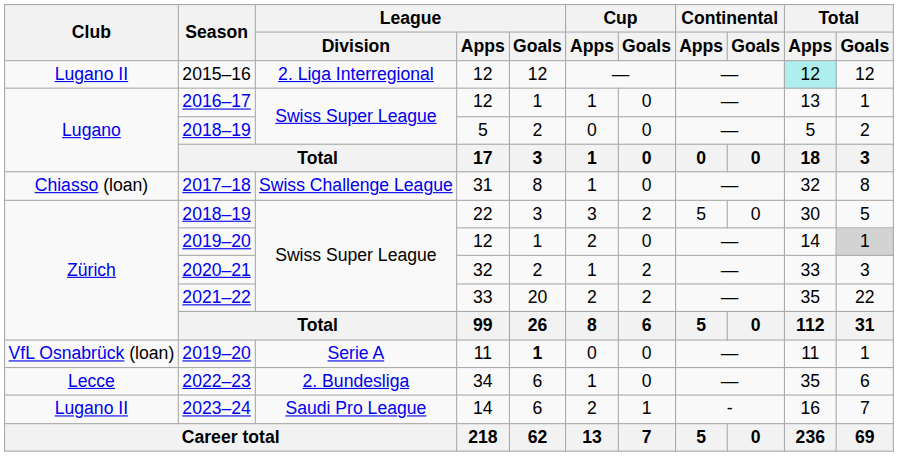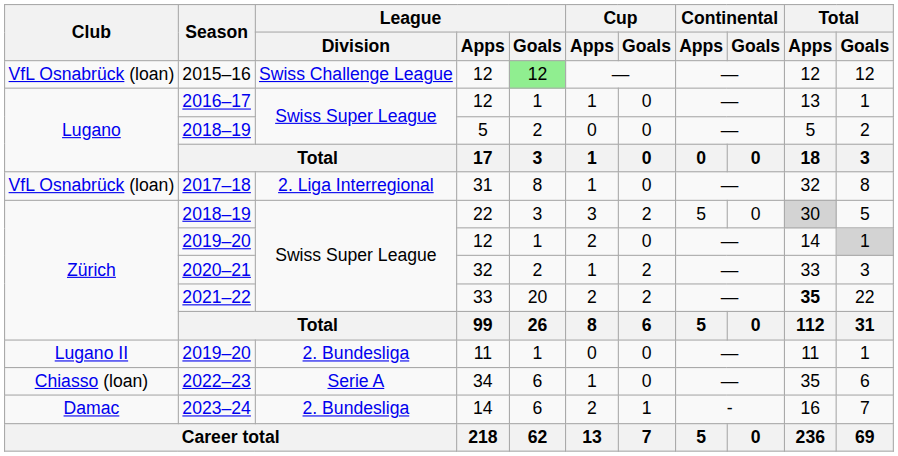(91, 74) Lugano II -> (91, 74) VfL Osnabrück (loan)
(356, 74) 2. Liga Interregional -> (356, 74) Swiss Challenge League
(537, 74) no background -> (537, 74) lightgreen background
(810, 74) paleturquoise background -> (810, 74) no background
(91, 185) Chiasso (loan) -> (91, 185) VfL Osnabrück (loan)
(356, 185) Swiss Challenge League -> (356, 185) 2. Liga Interregional
(810, 213) no background -> (810, 213) lightgrey background
(810, 297) normal -> (810, 297) bold
(91, 353) VfL Osnabrück (loan) -> (91, 353) Lugano II
(356, 353) Serie A -> (356, 353) 2. Bundesliga
(537, 353) bold -> (537, 353) normal
(91, 381) Lecce -> (91, 381) Chiasso (loan)
(356, 381) 2. Bundesliga -> (356, 381) Serie A
(91, 409) Lugano II -> (91, 409) Damac
(356, 409) Saudi Pro League -> (356, 409) 2. Bundesliga
